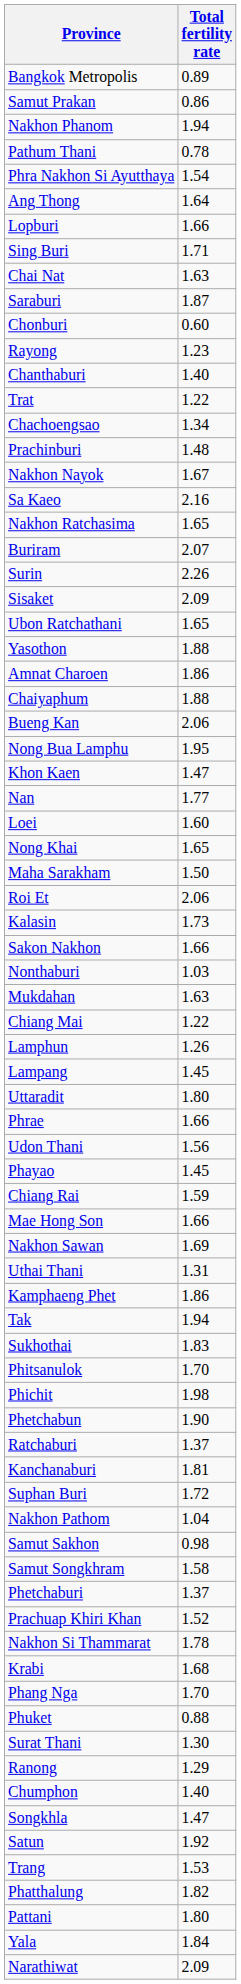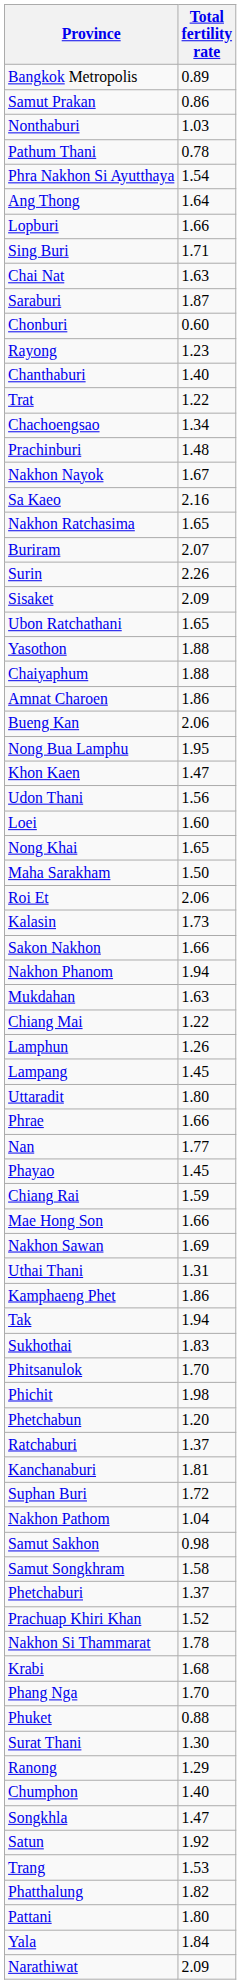rows swapped: (44, 972) <-> (61, 126)
rows swapped: (48, 698) <-> (58, 673)
rows swapped: (46, 1146) <-> (21, 798)
(195, 1419) 1.90 -> (195, 1419) 1.20
